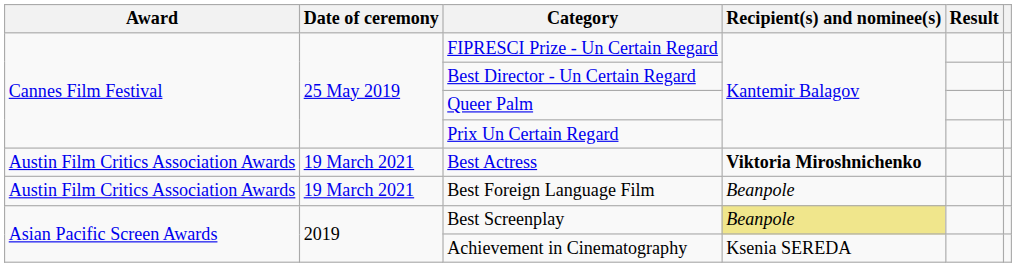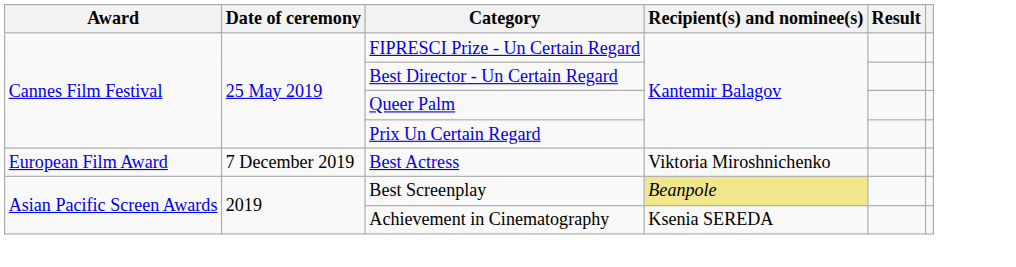(152, 162) Austin Film Critics Association Awards -> (88, 162) European Film Award
(359, 162) 19 March 2021 -> (290, 162) 7 December 2019
(824, 162) bold -> (739, 162) normal
- row: (551, 190)
